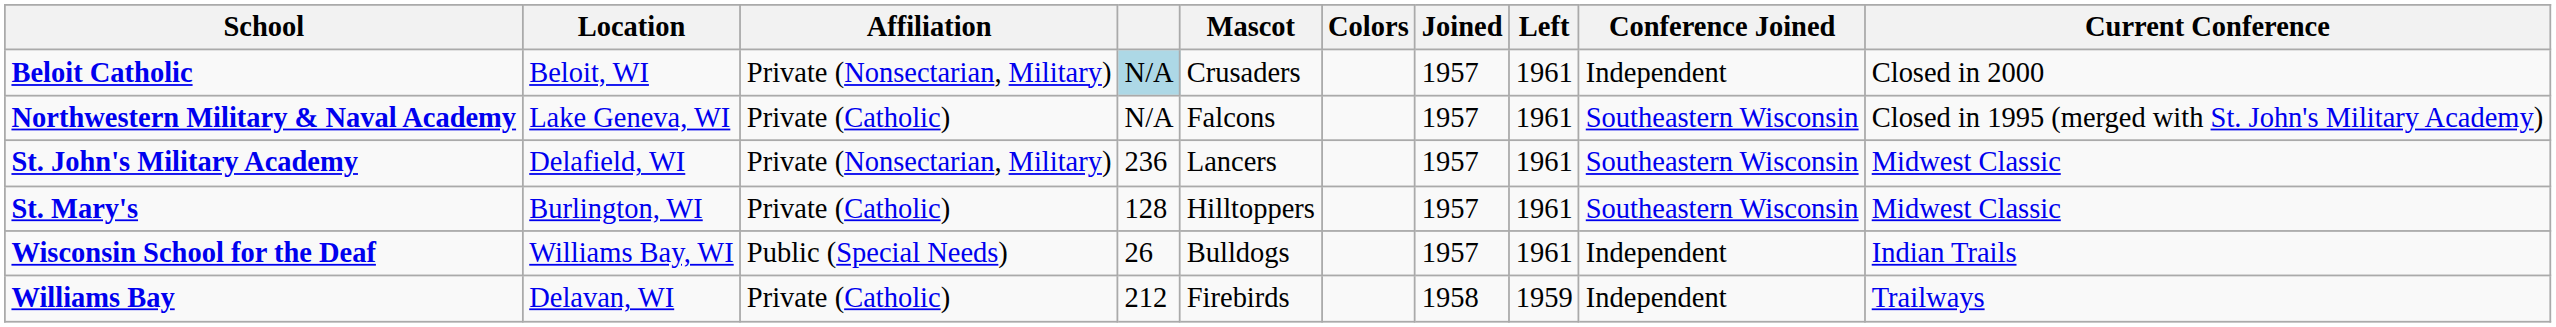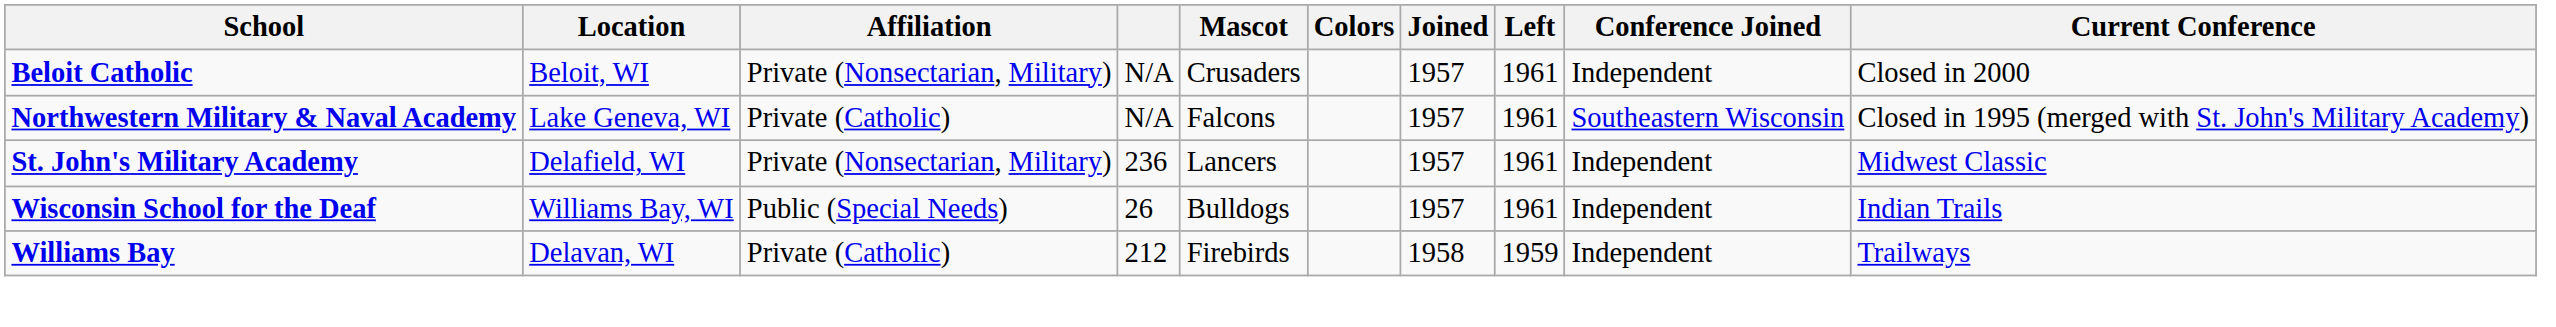(1149, 72) lightblue background -> (1149, 72) no background
(1722, 162) Southeastern Wisconsin -> (1642, 162) Independent
- row: (75, 207)
